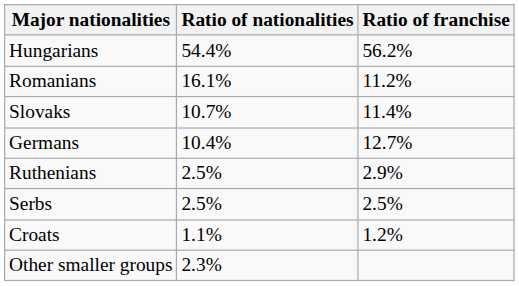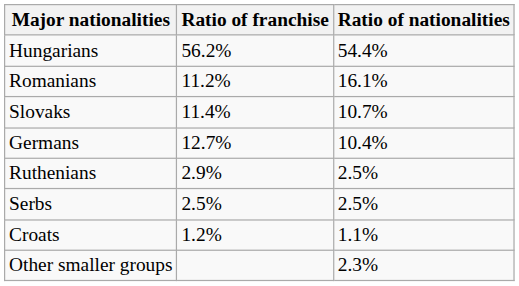columns swapped: (267, 19) <-> (436, 19)
